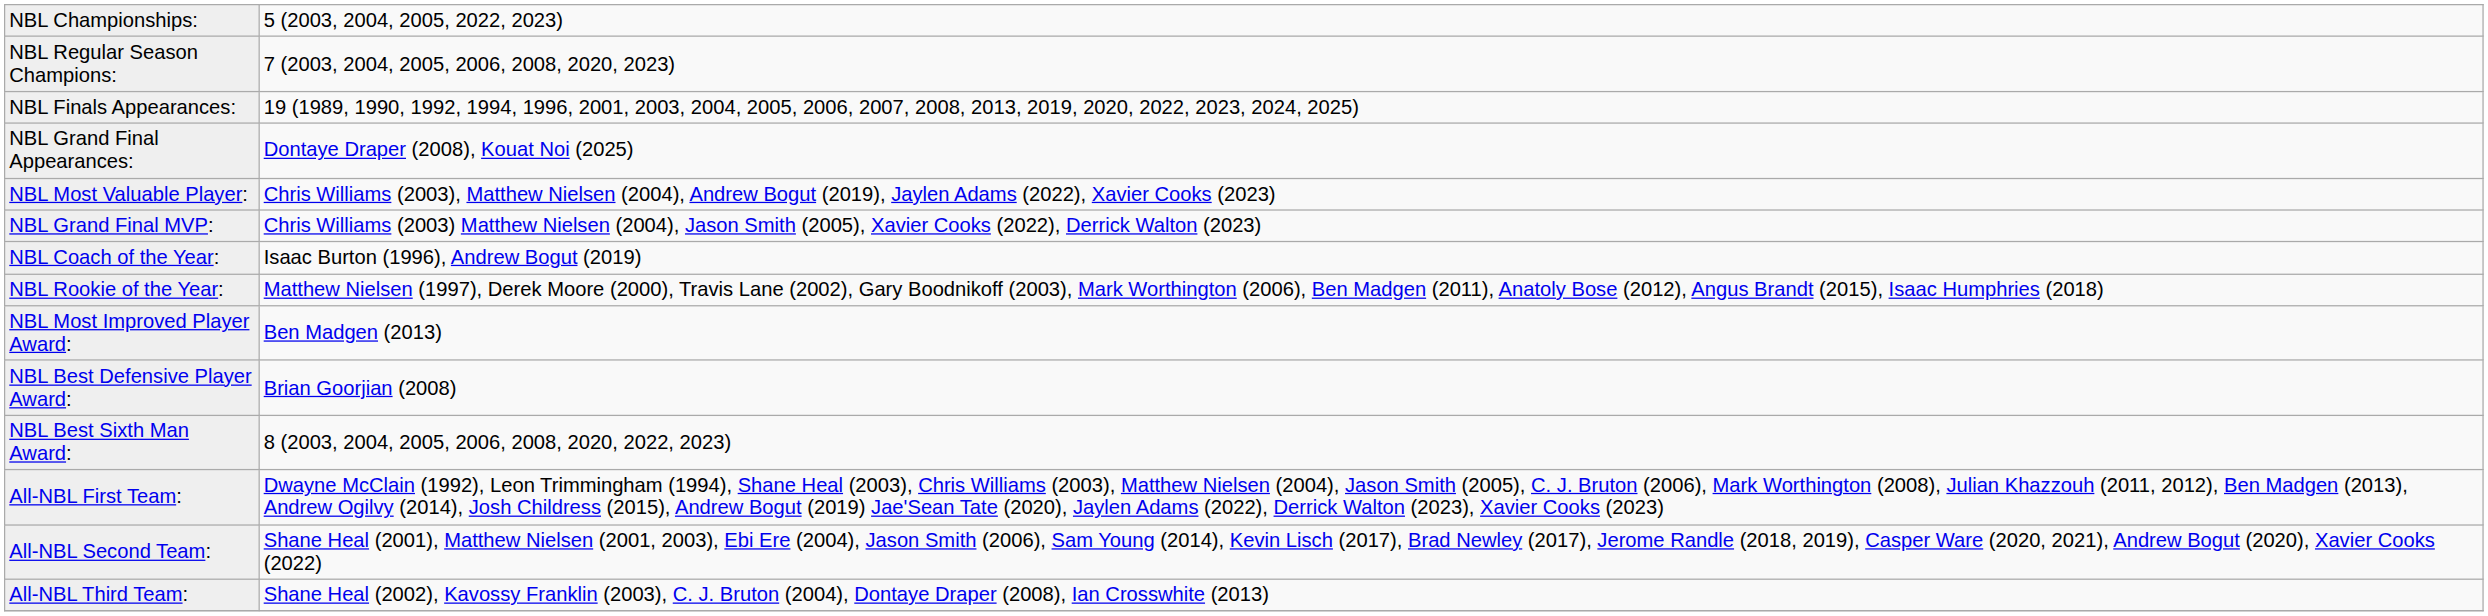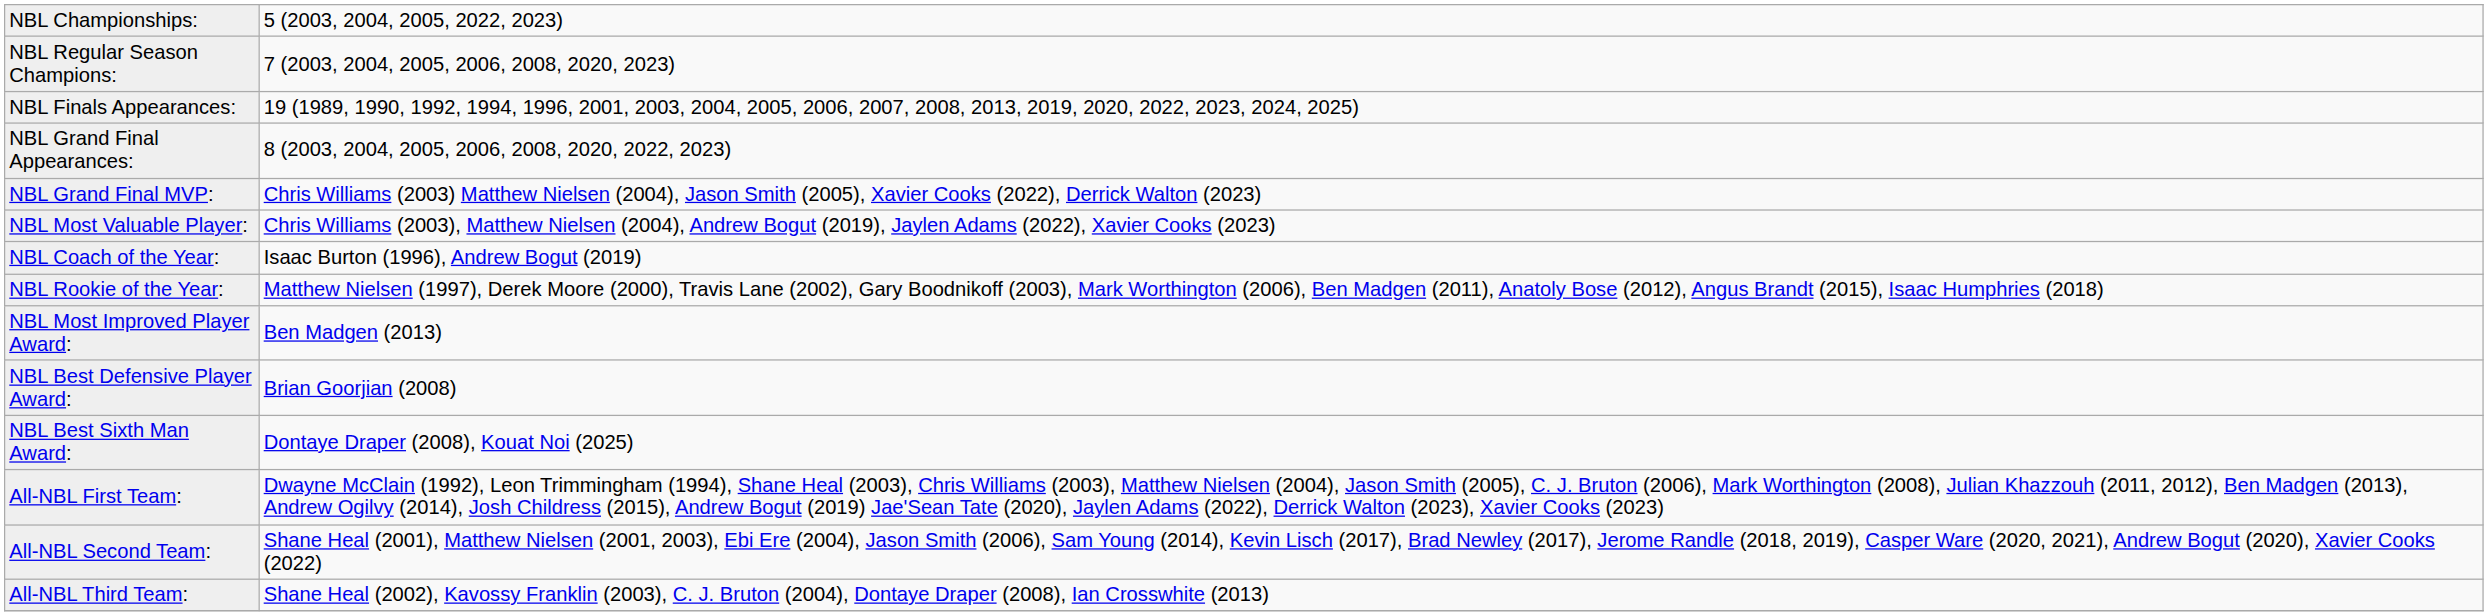(449, 150) Dontaye Draper (2008), Kouat Noi (2025) -> (497, 150) 8 (2003, 2004, 2005, 2006, 2008, 2020, 2022, 2023)
rows swapped: (129, 193) <-> (111, 225)
(497, 442) 8 (2003, 2004, 2005, 2006, 2008, 2020, 2022, 2023) -> (449, 442) Dontaye Draper (2008), Kouat Noi (2025)
